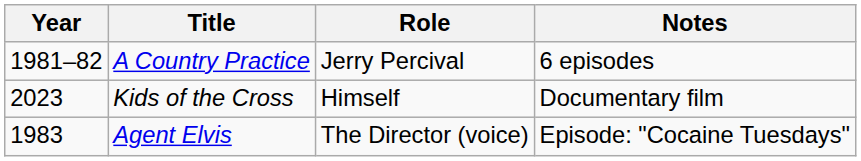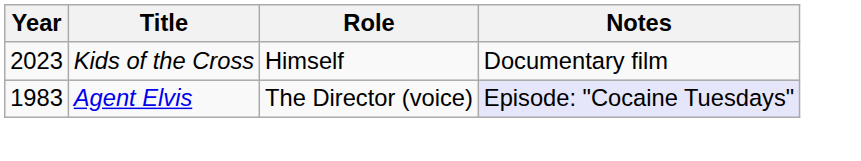- row: (212, 60)
(695, 135) no background -> (639, 98) lavender background
